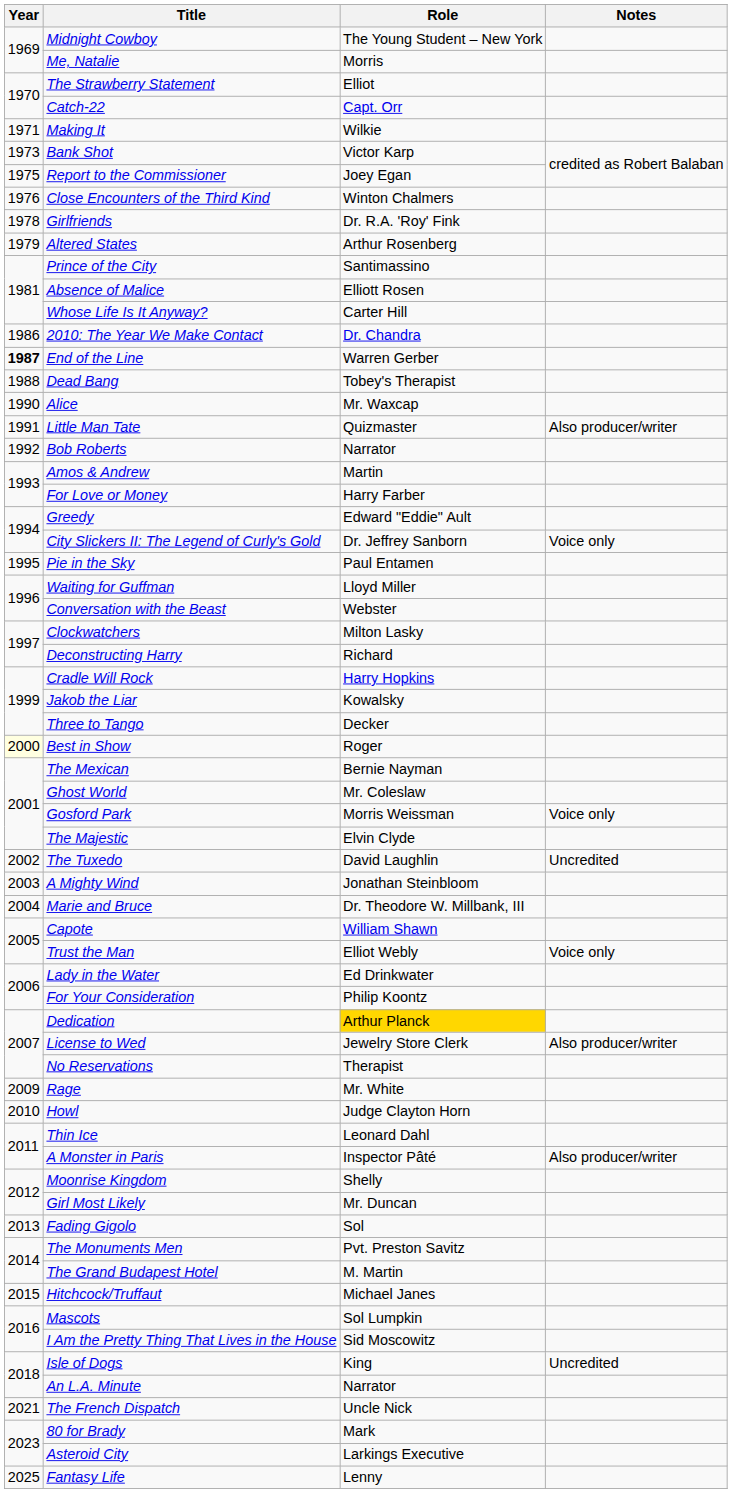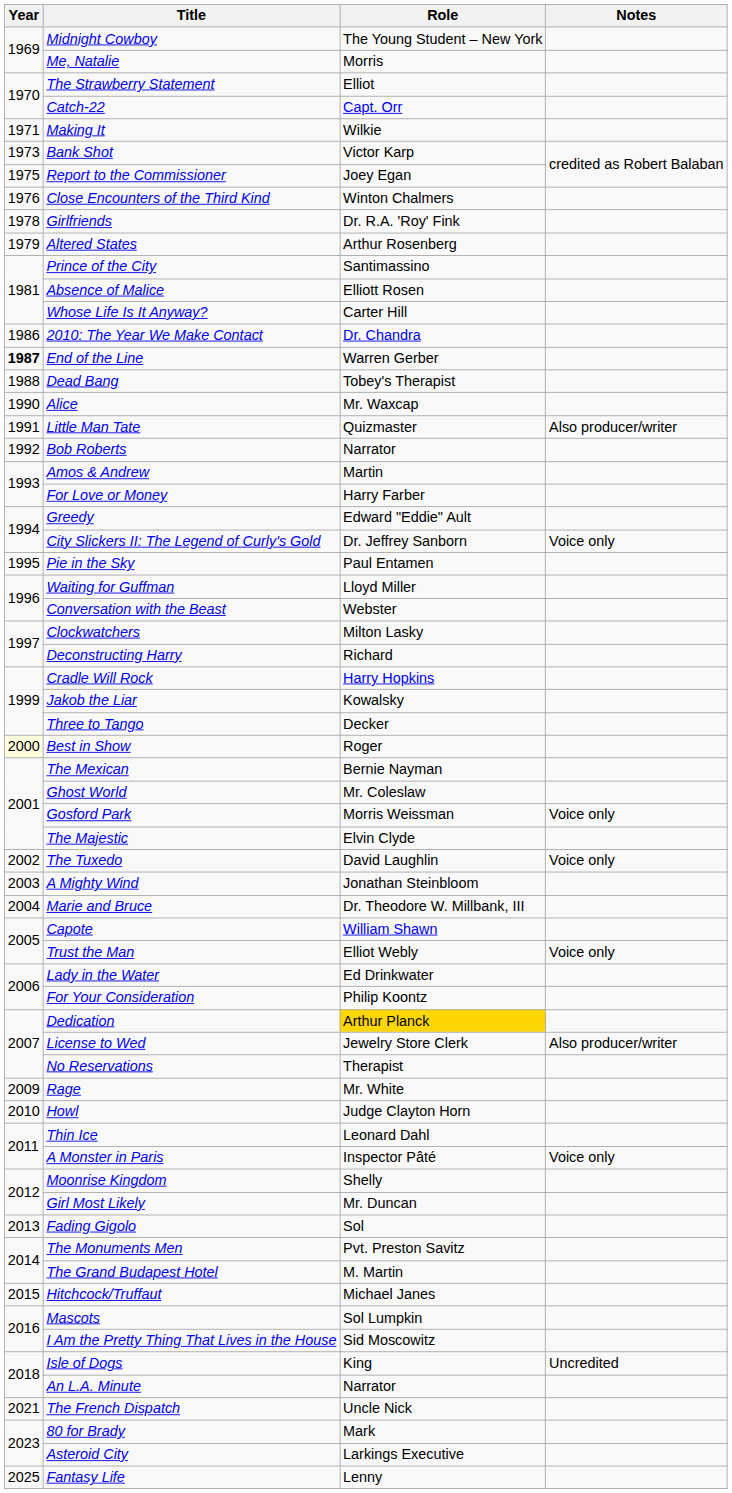(584, 860) Uncredited -> (582, 860) Voice only
(613, 1157) Also producer/writer -> (582, 1157) Voice only
